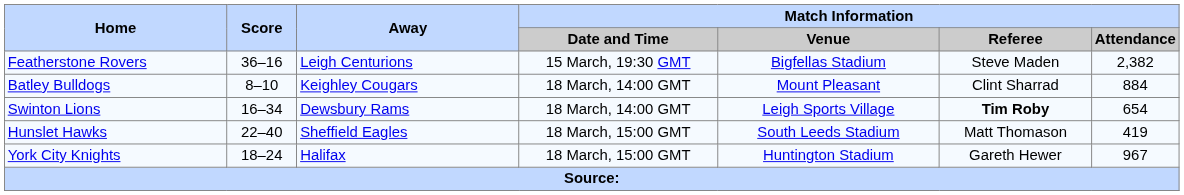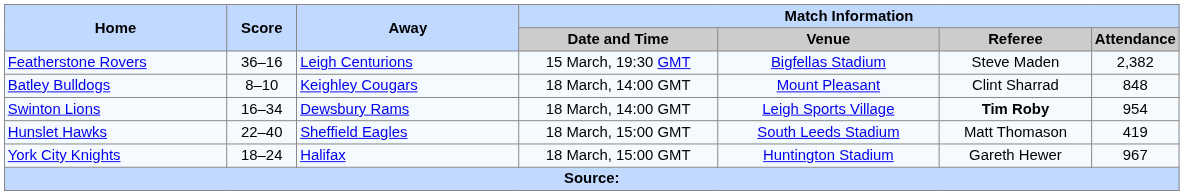(1135, 85) 884 -> (1135, 85) 848
(1135, 109) 654 -> (1135, 109) 954
